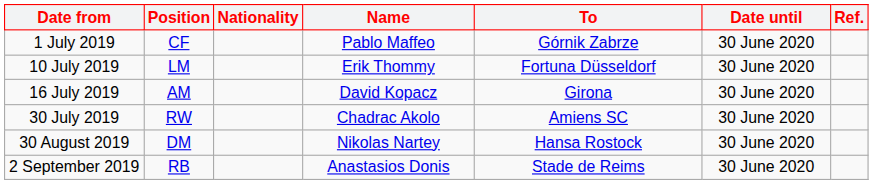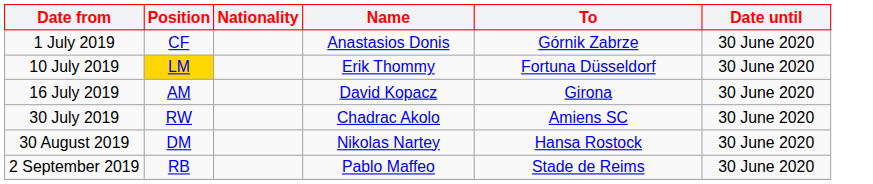- column: (849, 17)
(388, 42) Pablo Maffeo -> (388, 42) Anastasios Donis
(179, 68) no background -> (179, 68) gold background
(388, 168) Anastasios Donis -> (388, 168) Pablo Maffeo
